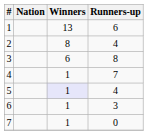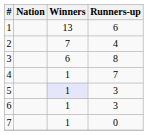(67, 43) 8 -> (67, 43) 7
(116, 91) 4 -> (116, 91) 3
